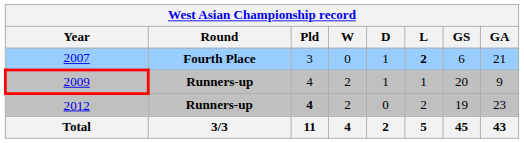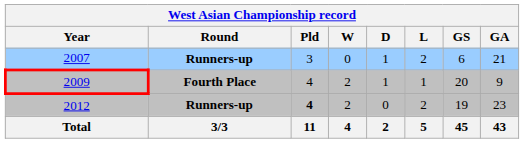(219, 59) Fourth Place -> (219, 59) Runners-up
(424, 59) bold -> (424, 59) normal
(220, 82) Runners-up -> (220, 82) Fourth Place
